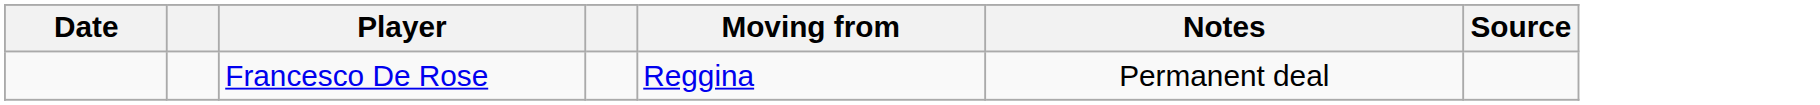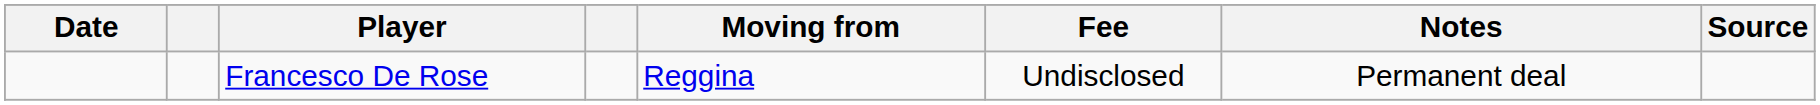+ column: (1103, 28)
